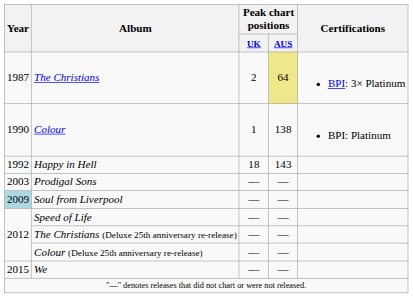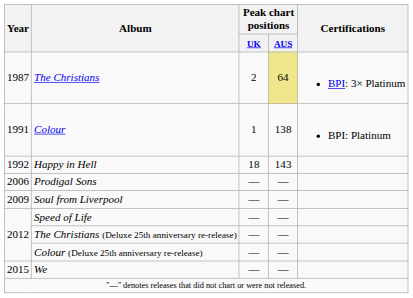(18, 129) 1990 -> (18, 129) 1991
(18, 182) 2003 -> (18, 182) 2006
(18, 199) lightblue background -> (18, 199) no background
